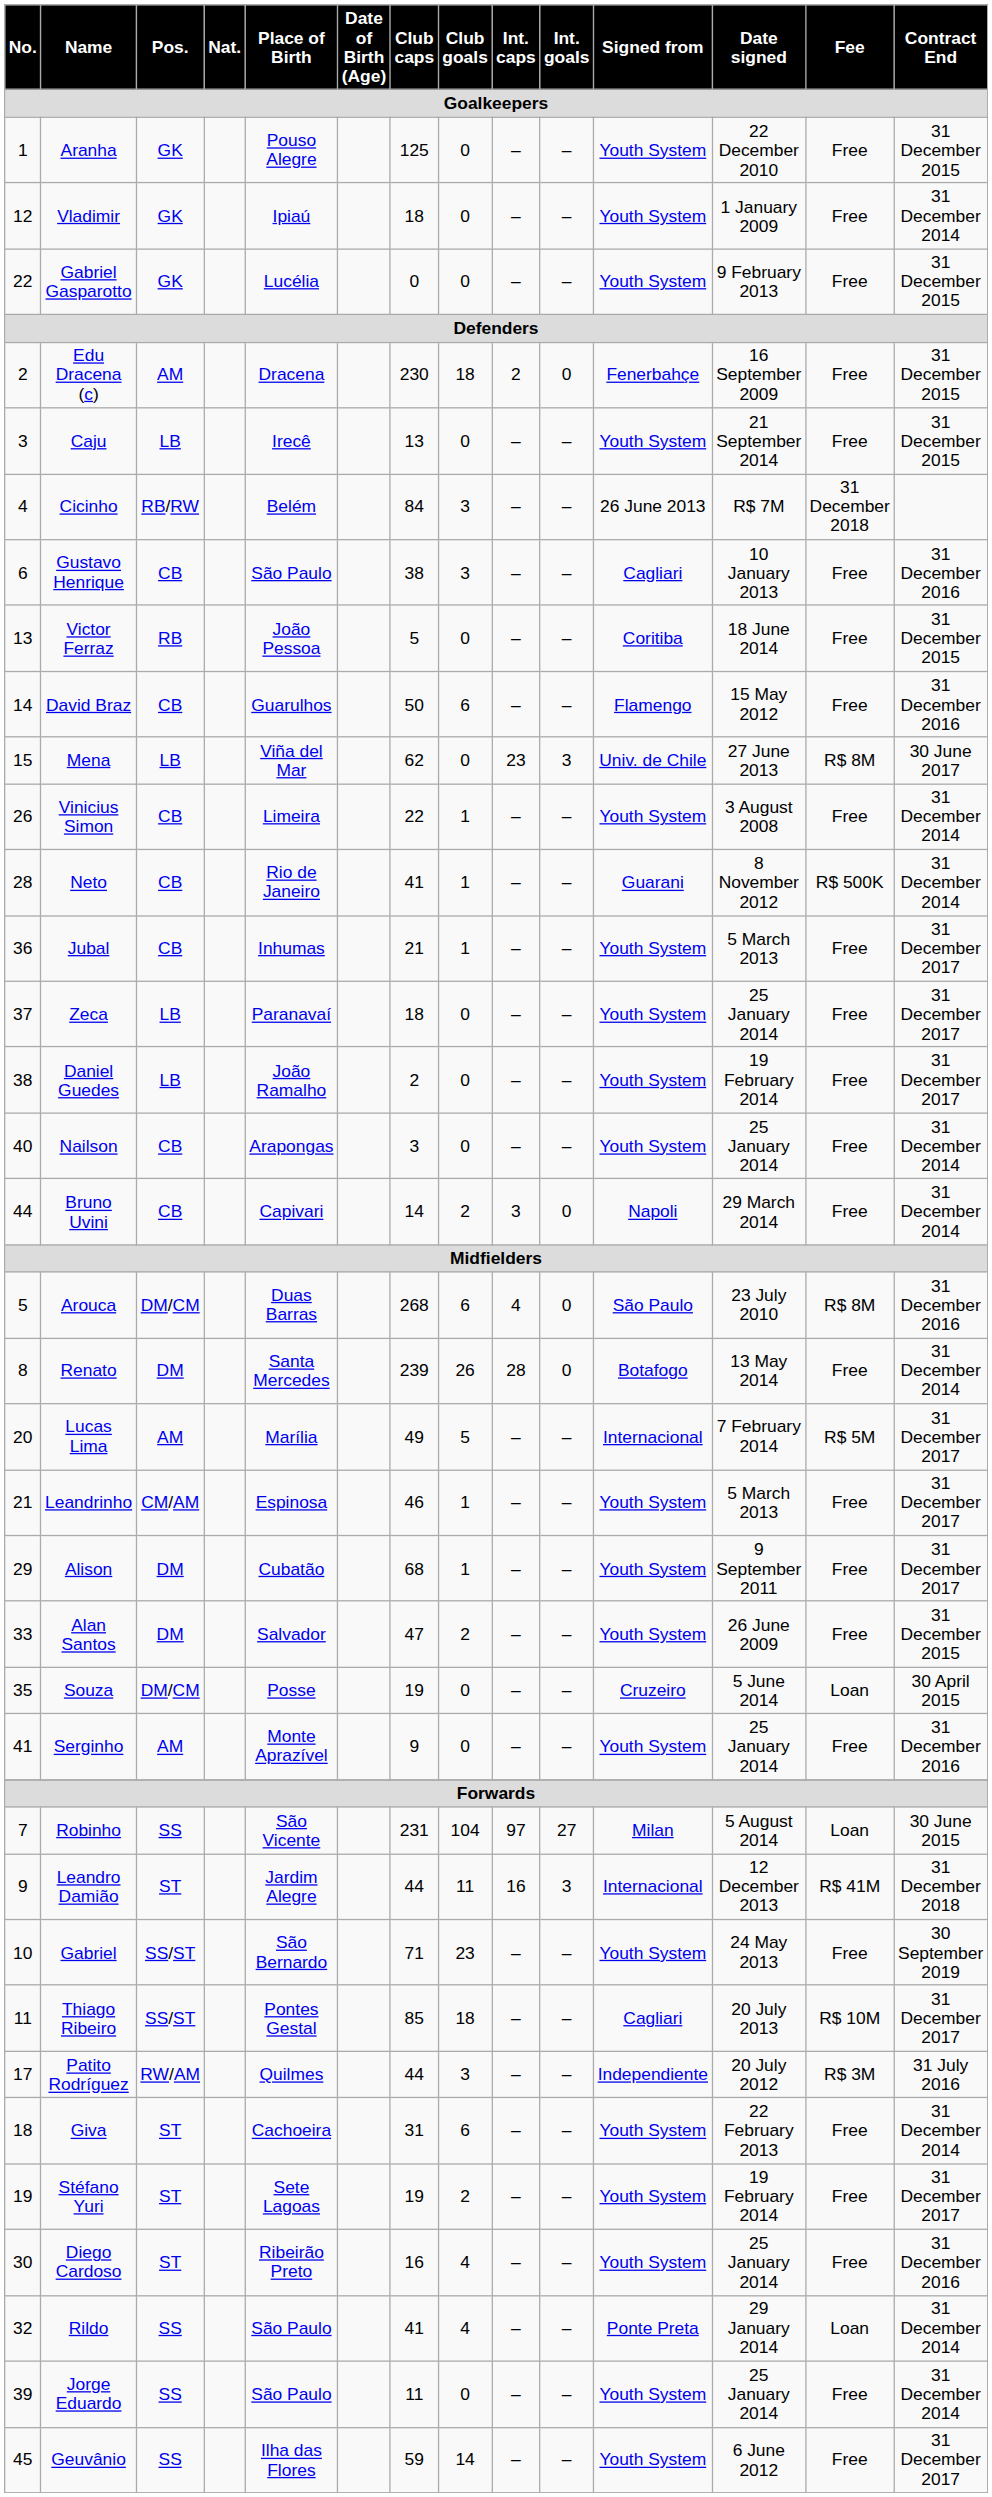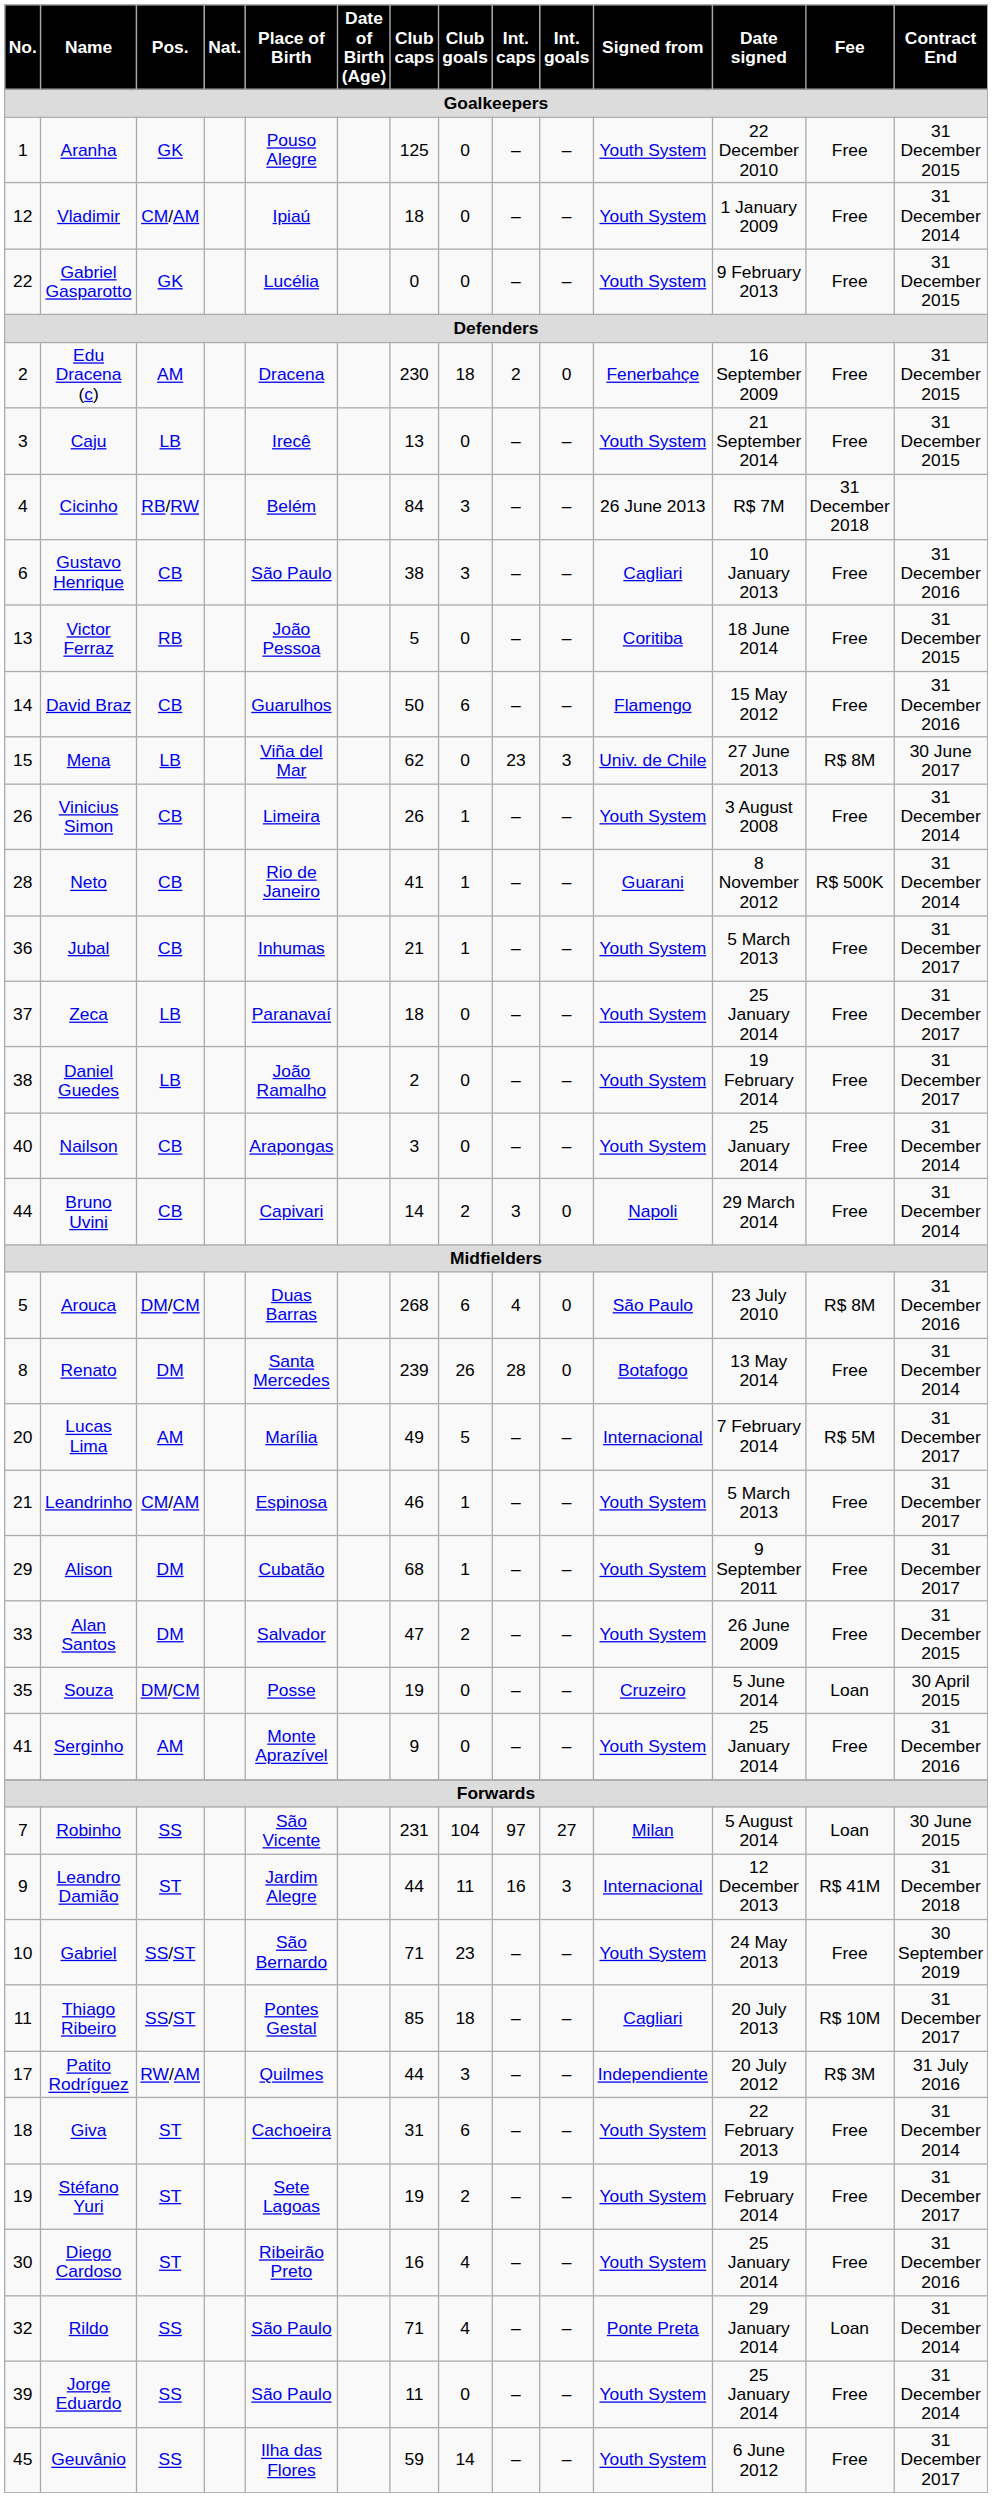(170, 215) GK -> (170, 215) CM/AM
(414, 816) 22 -> (414, 816) 26
(414, 2328) 41 -> (414, 2328) 71
